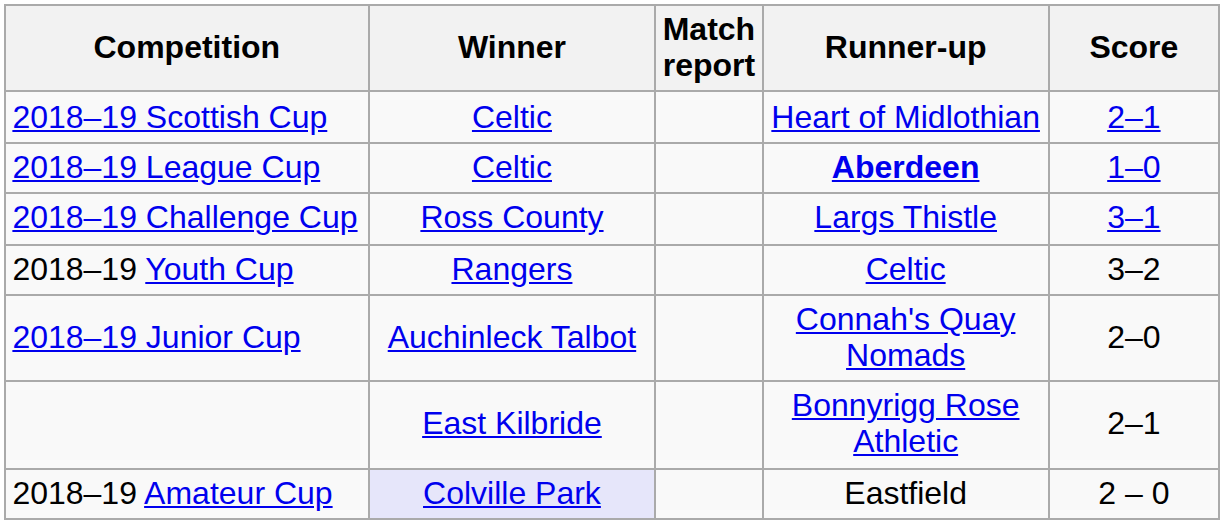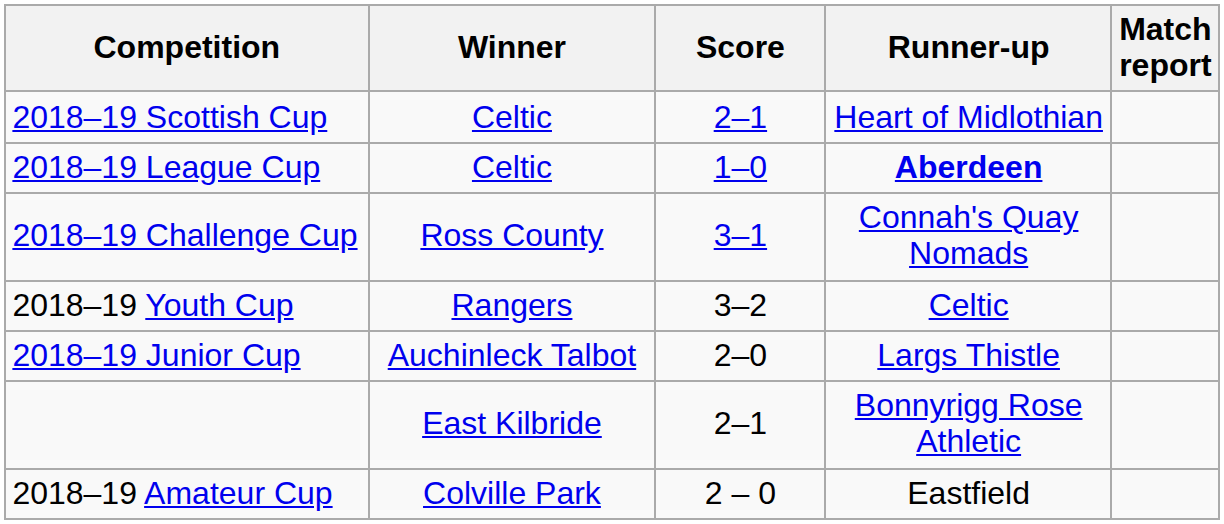columns swapped: (1134, 47) <-> (709, 47)
(906, 218) Largs Thistle -> (969, 236) Connah's Quay Nomads
(906, 337) Connah's Quay Nomads -> (969, 355) Largs Thistle
(512, 493) lavender background -> (512, 493) no background
